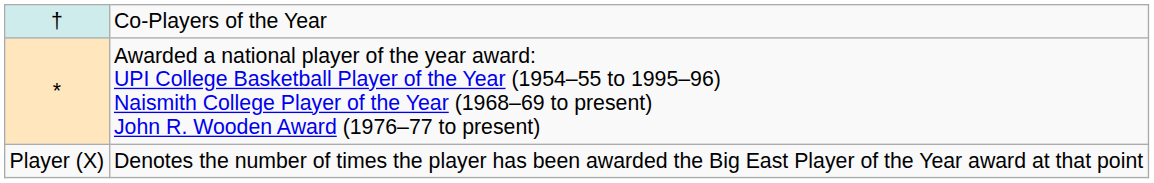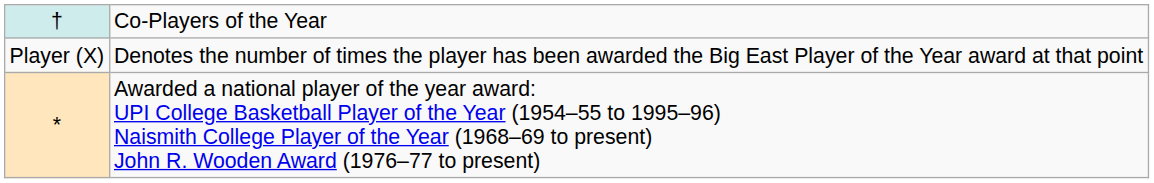rows swapped: (57, 91) <-> (57, 160)
